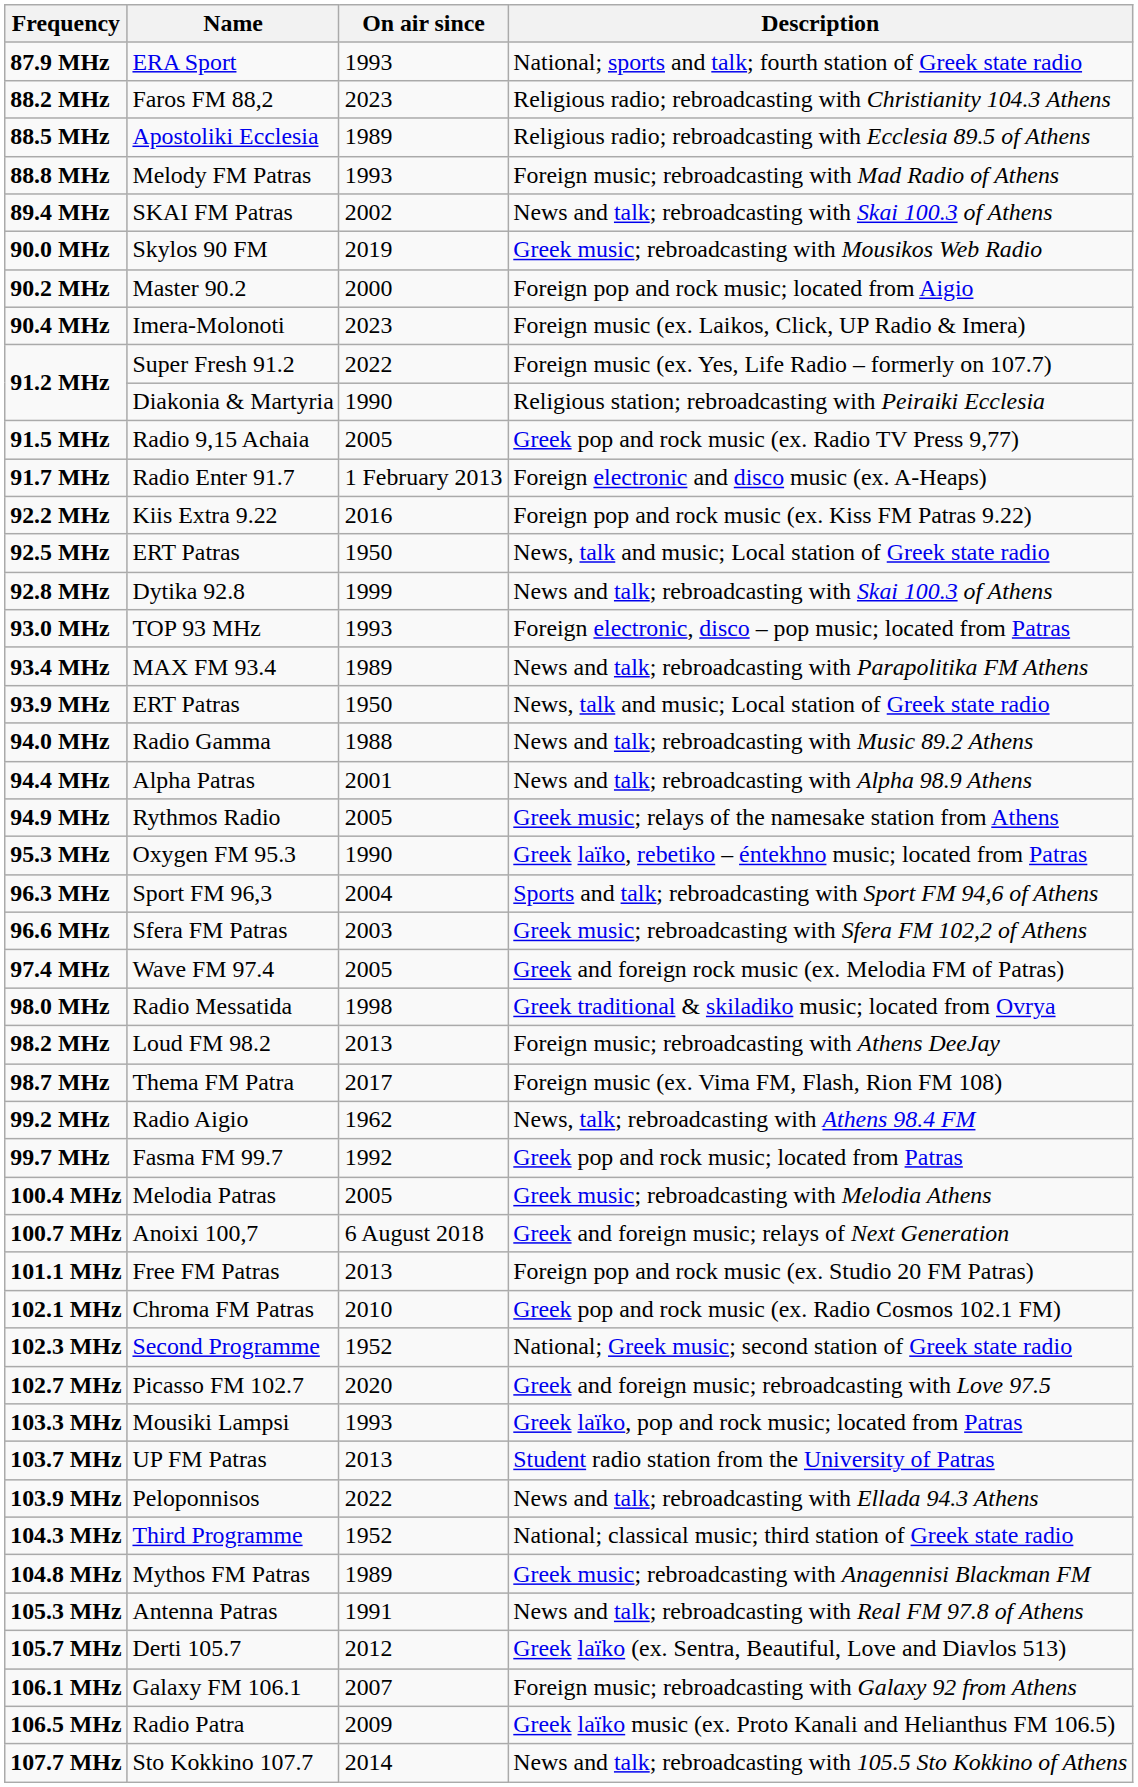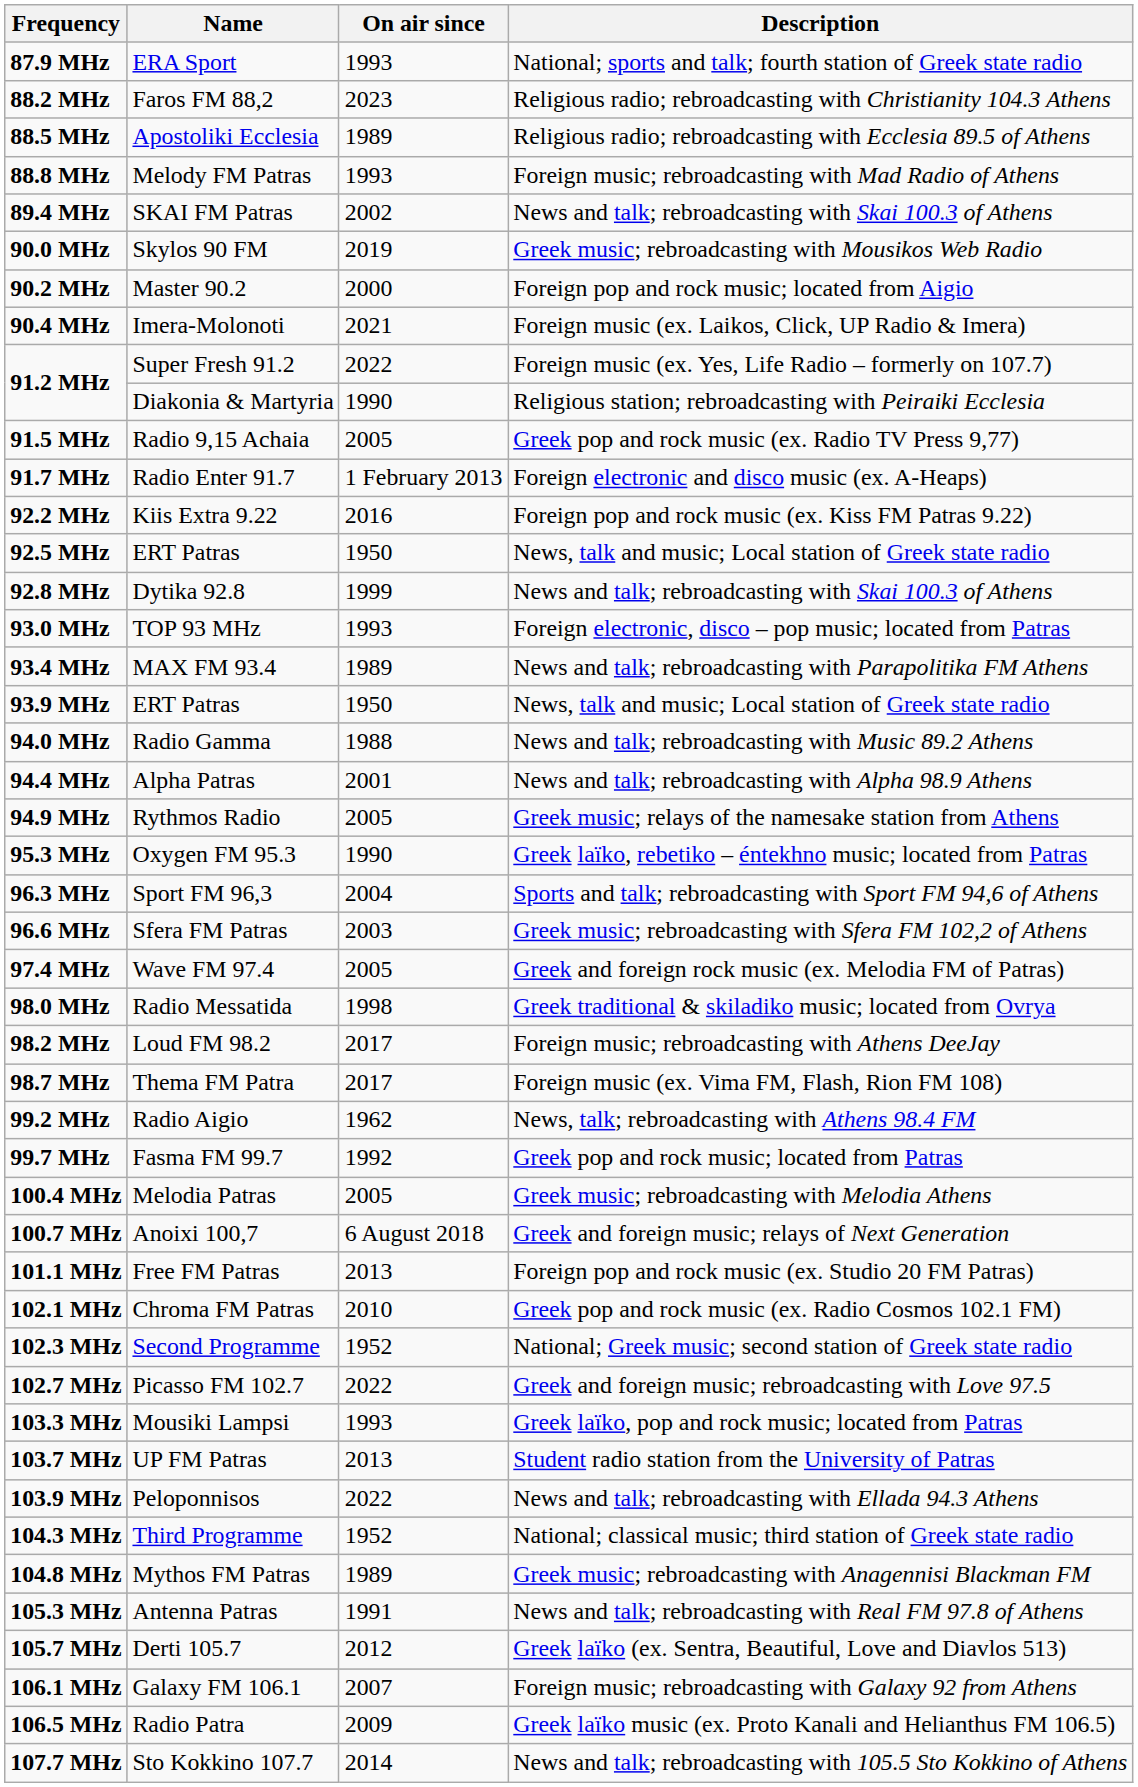(369, 325) 2023 -> (369, 325) 2021
(369, 1044) 2013 -> (369, 1044) 2017
(369, 1384) 2020 -> (369, 1384) 2022
